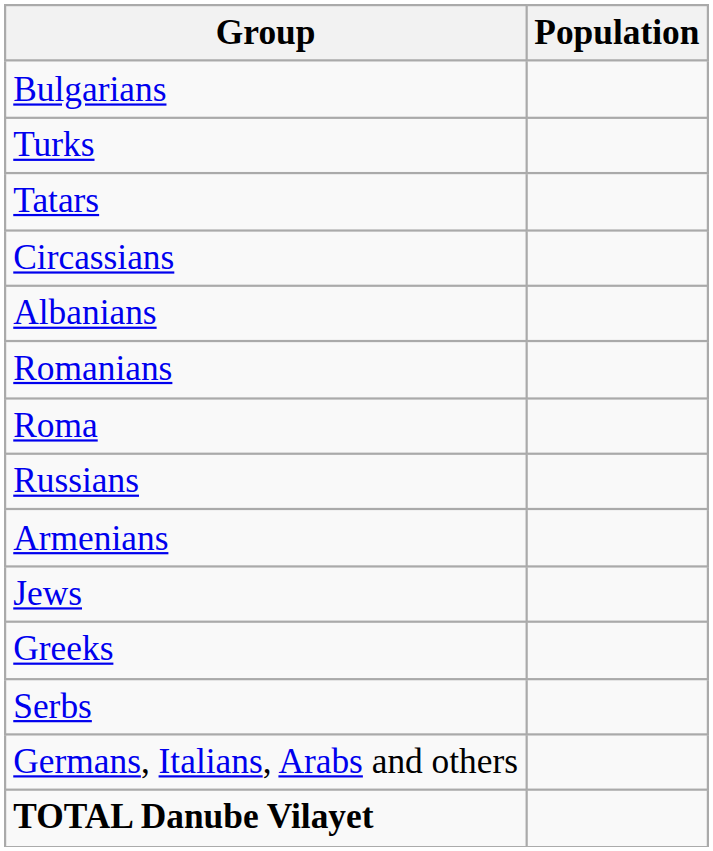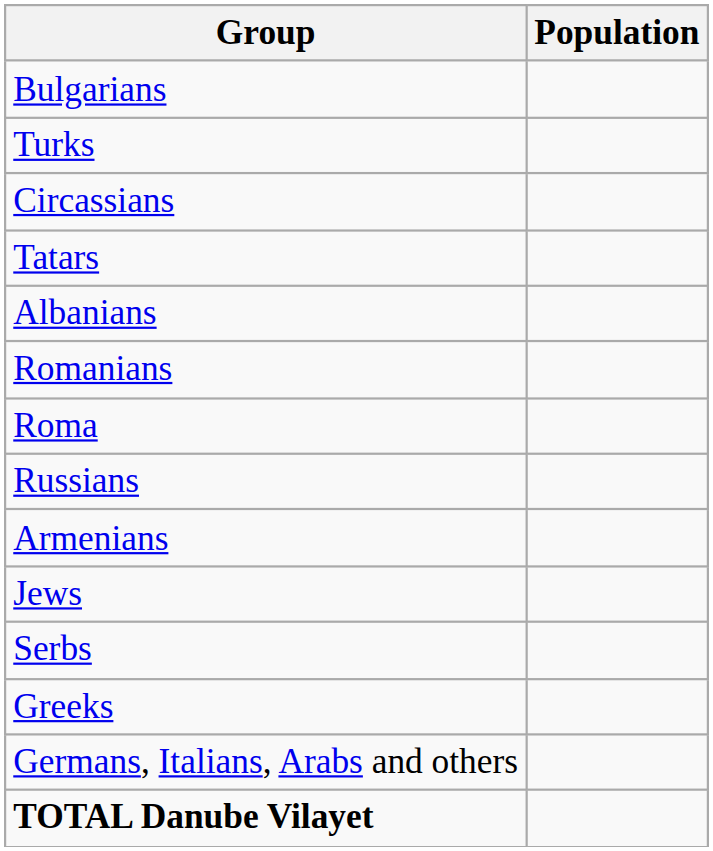rows swapped: (56, 200) <-> (94, 256)
rows swapped: (63, 649) <-> (53, 705)
